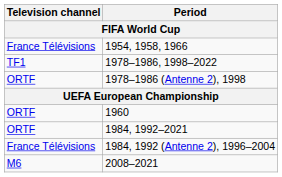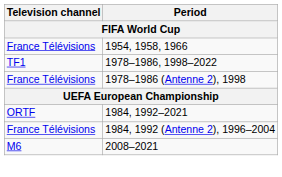(21, 79) ORTF -> (51, 79) France Télévisions
- row: (117, 113)
